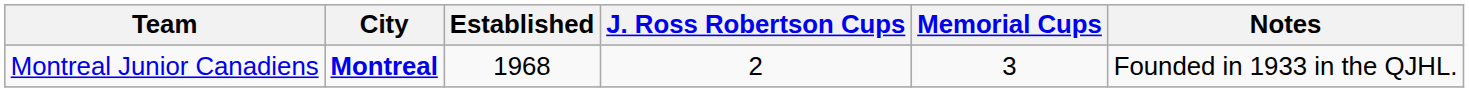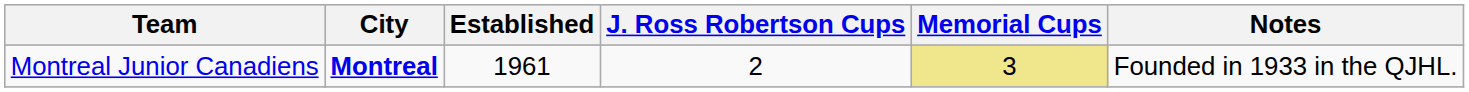(522, 65) 1968 -> (522, 65) 1961
(1010, 65) no background -> (1010, 65) khaki background
